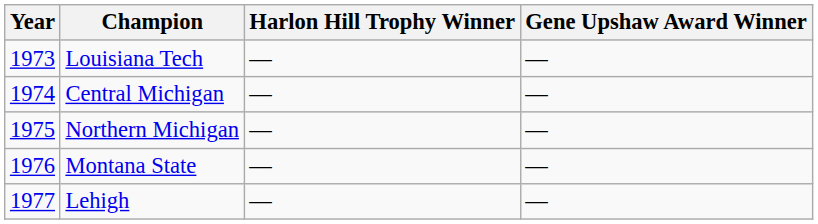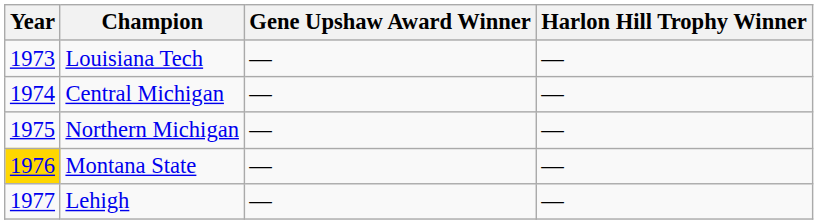columns swapped: (382, 22) <-> (666, 22)
(32, 165) no background -> (32, 165) gold background
